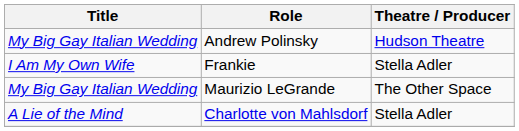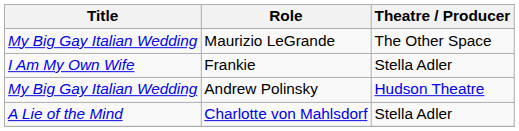rows swapped: (261, 41) <-> (270, 89)
